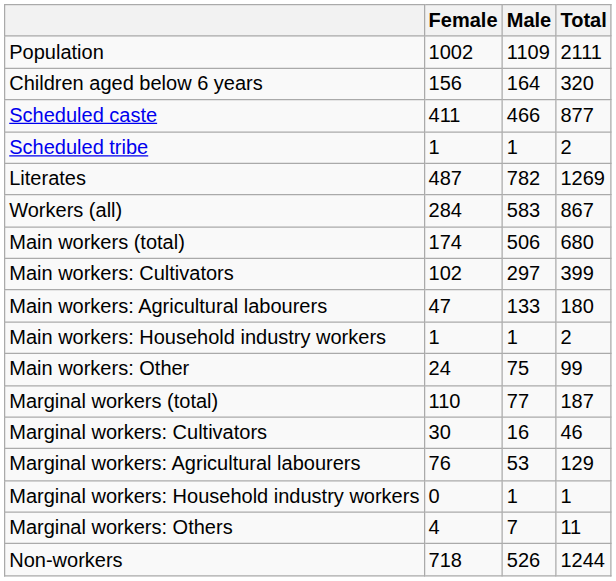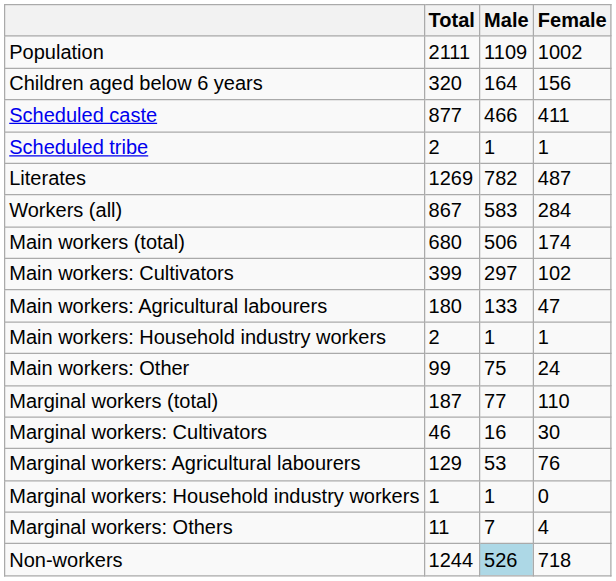columns swapped: (584, 20) <-> (463, 20)
(523, 559) no background -> (501, 559) lightblue background
